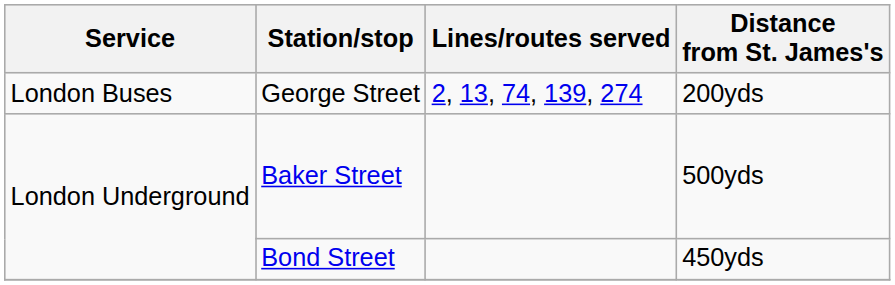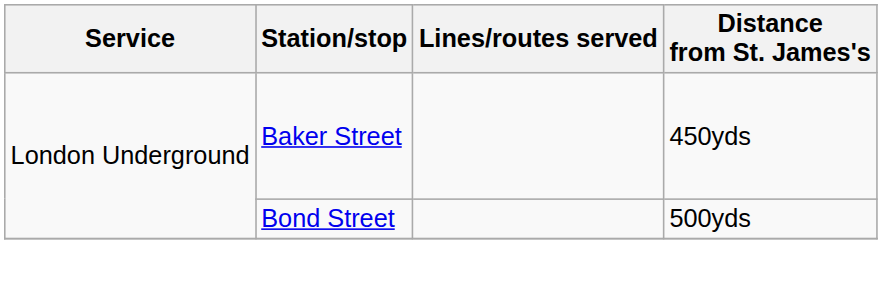- row: (341, 93)
(723, 175) 500yds -> (710, 135) 450yds
(723, 258) 450yds -> (710, 218) 500yds
